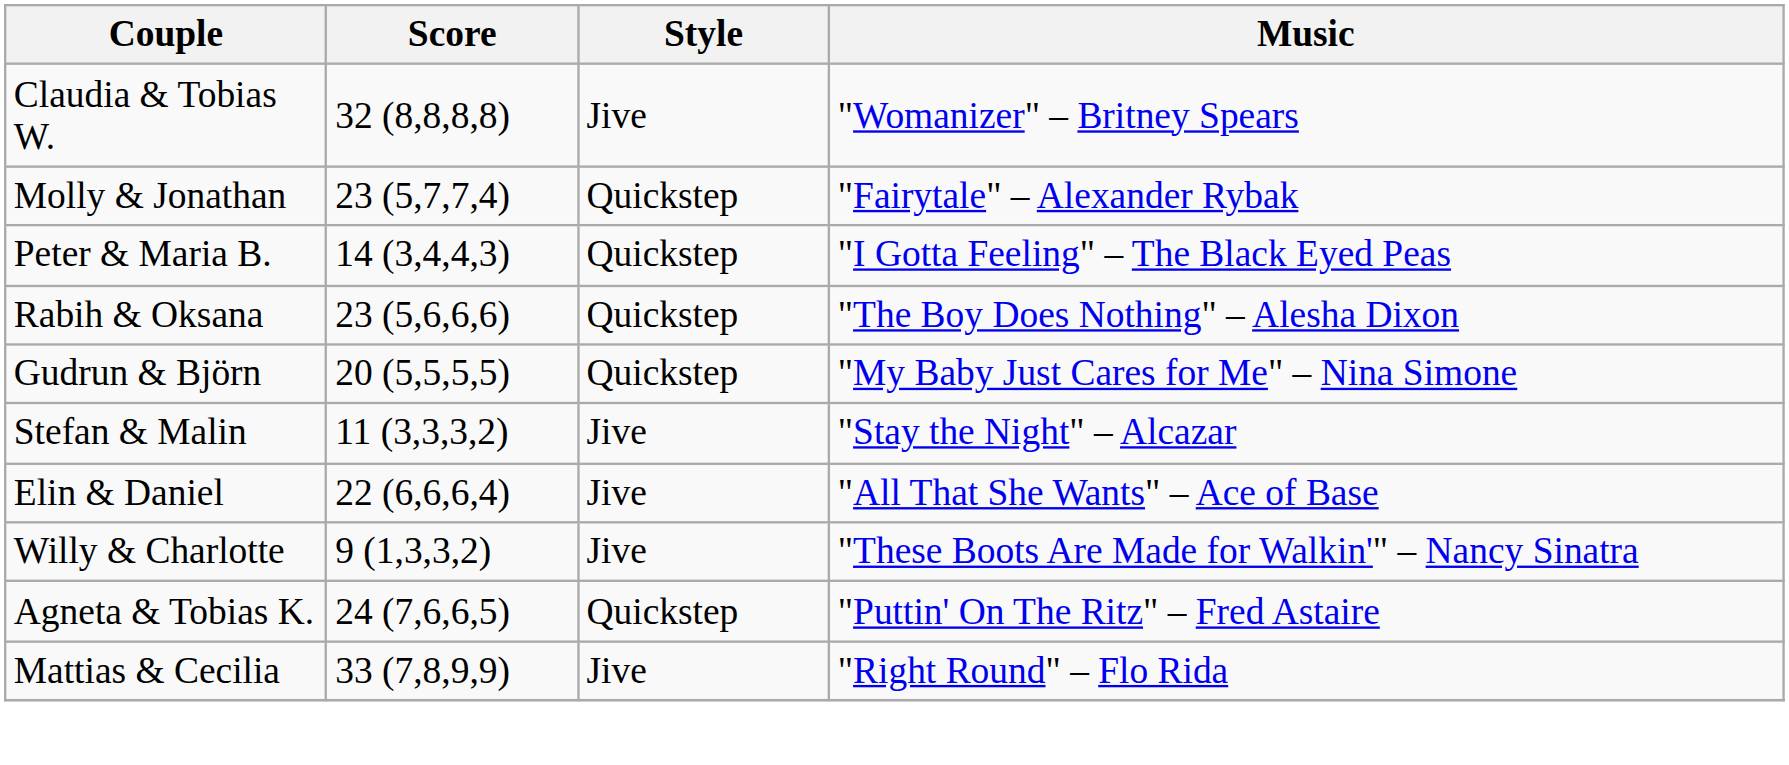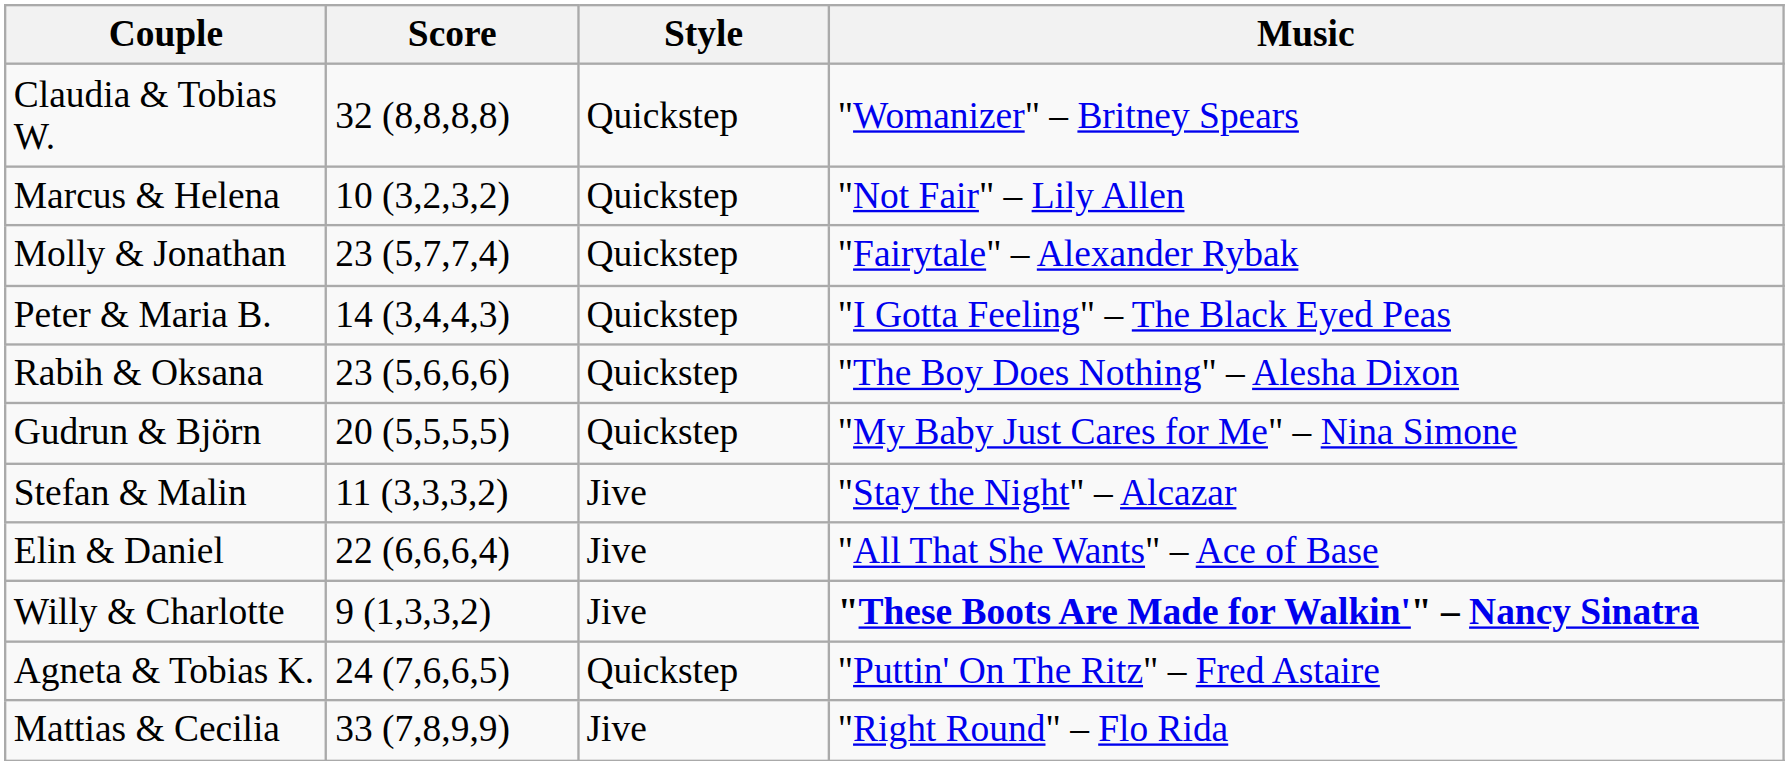(617, 114) Jive -> (662, 114) Quickstep
+ row: (147, 195)
(1238, 551) normal -> (1268, 610) bold
